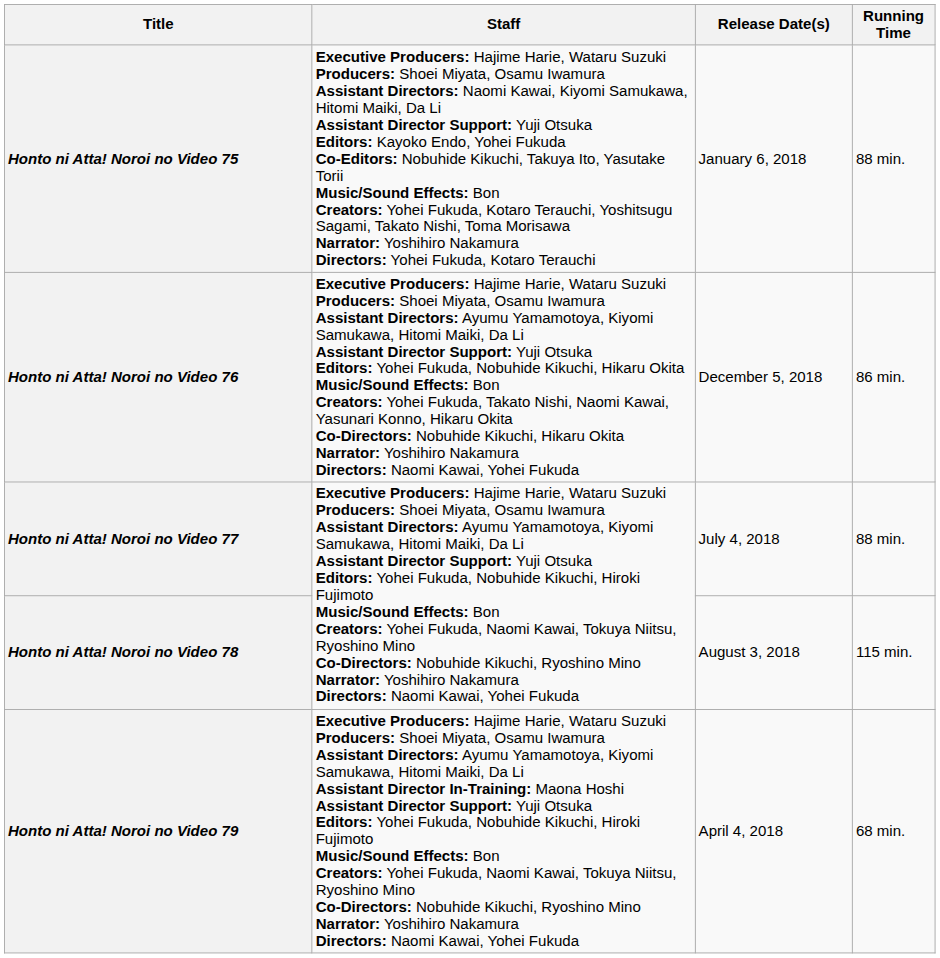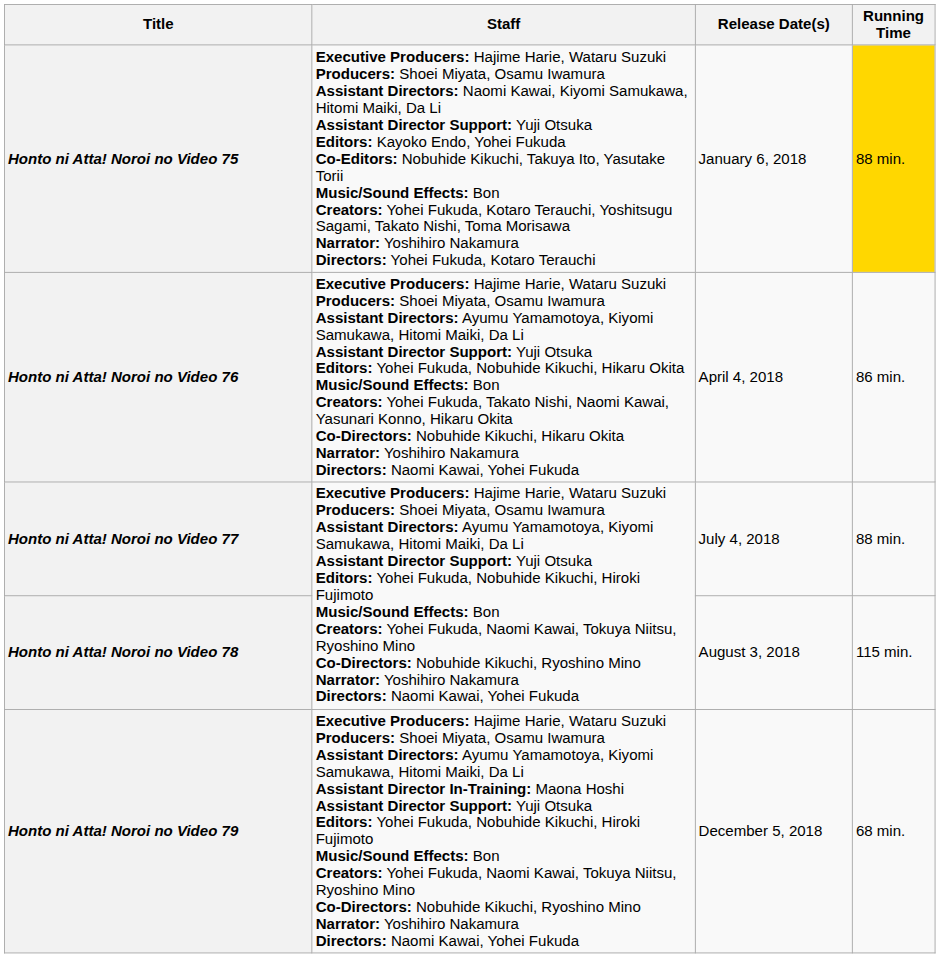(881, 158) no background -> (881, 158) gold background
(760, 377) December 5, 2018 -> (741, 377) April 4, 2018
(741, 830) April 4, 2018 -> (760, 830) December 5, 2018
